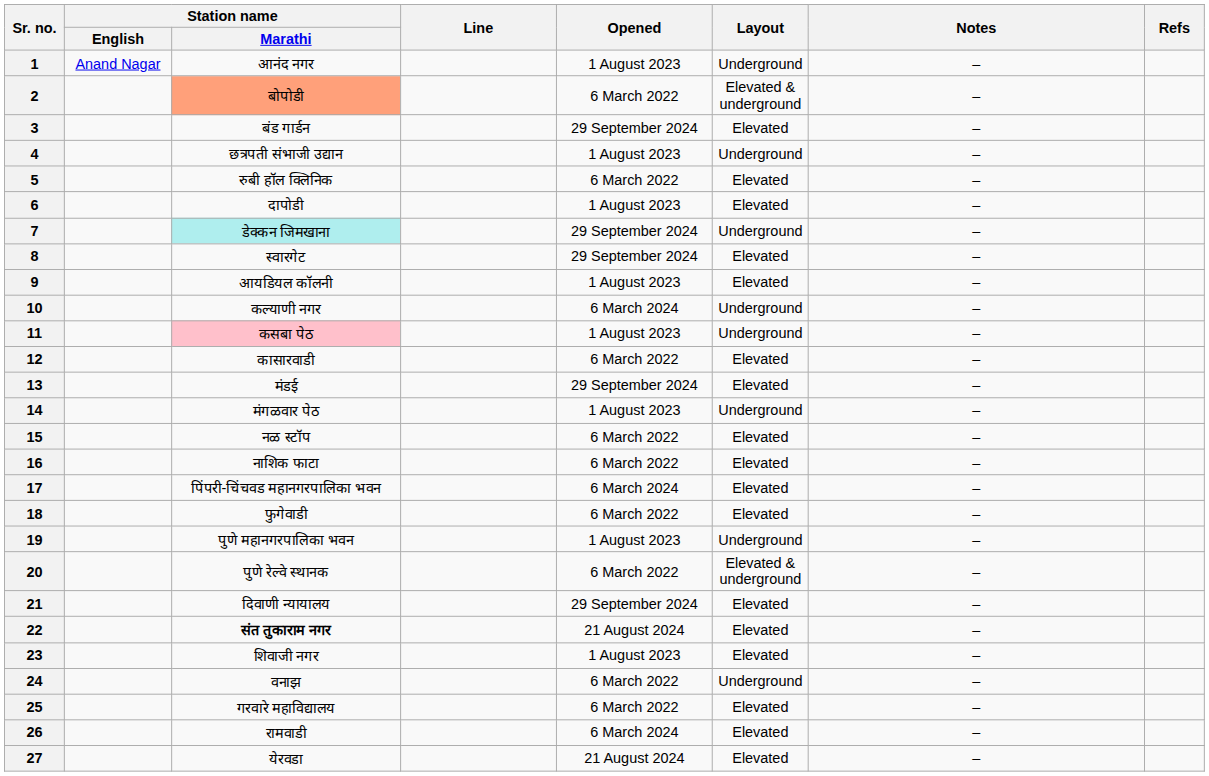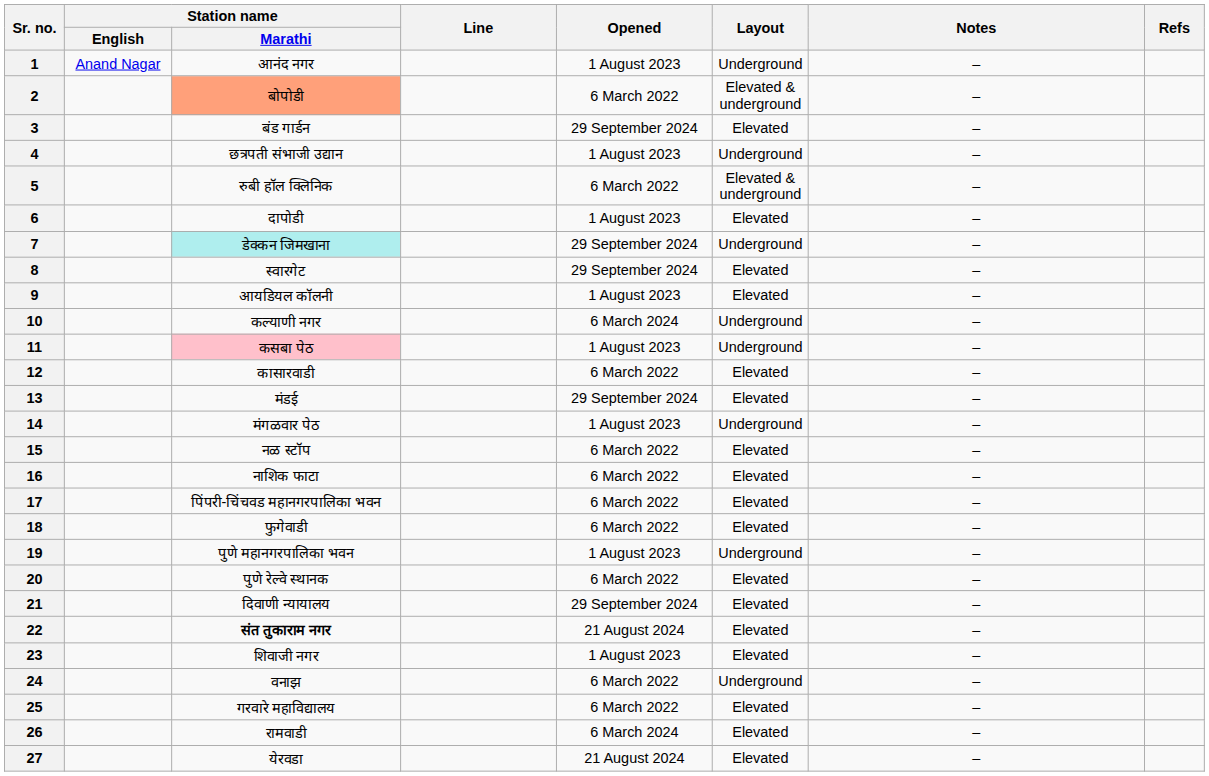(760, 179) Elevated -> (760, 186) Elevated & underground
(634, 488) 6 March 2024 -> (634, 501) 6 March 2022
(760, 572) Elevated & underground -> (760, 578) Elevated
